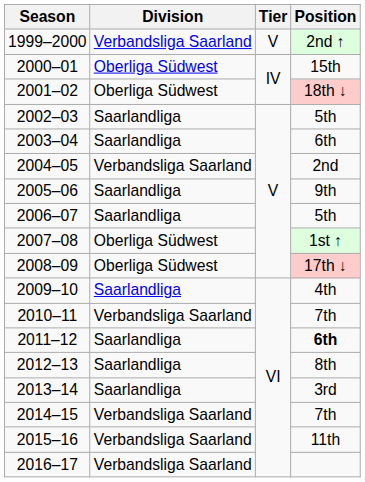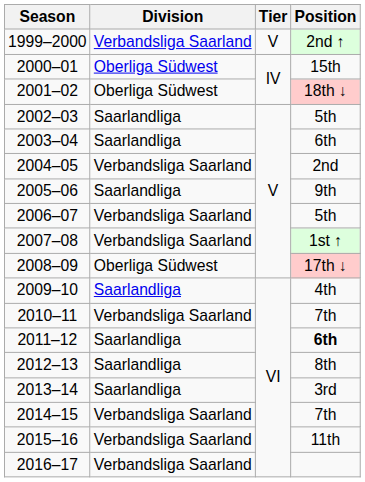(137, 215) Saarlandliga -> (173, 215) Verbandsliga Saarland
(156, 240) Oberliga Südwest -> (173, 240) Verbandsliga Saarland
